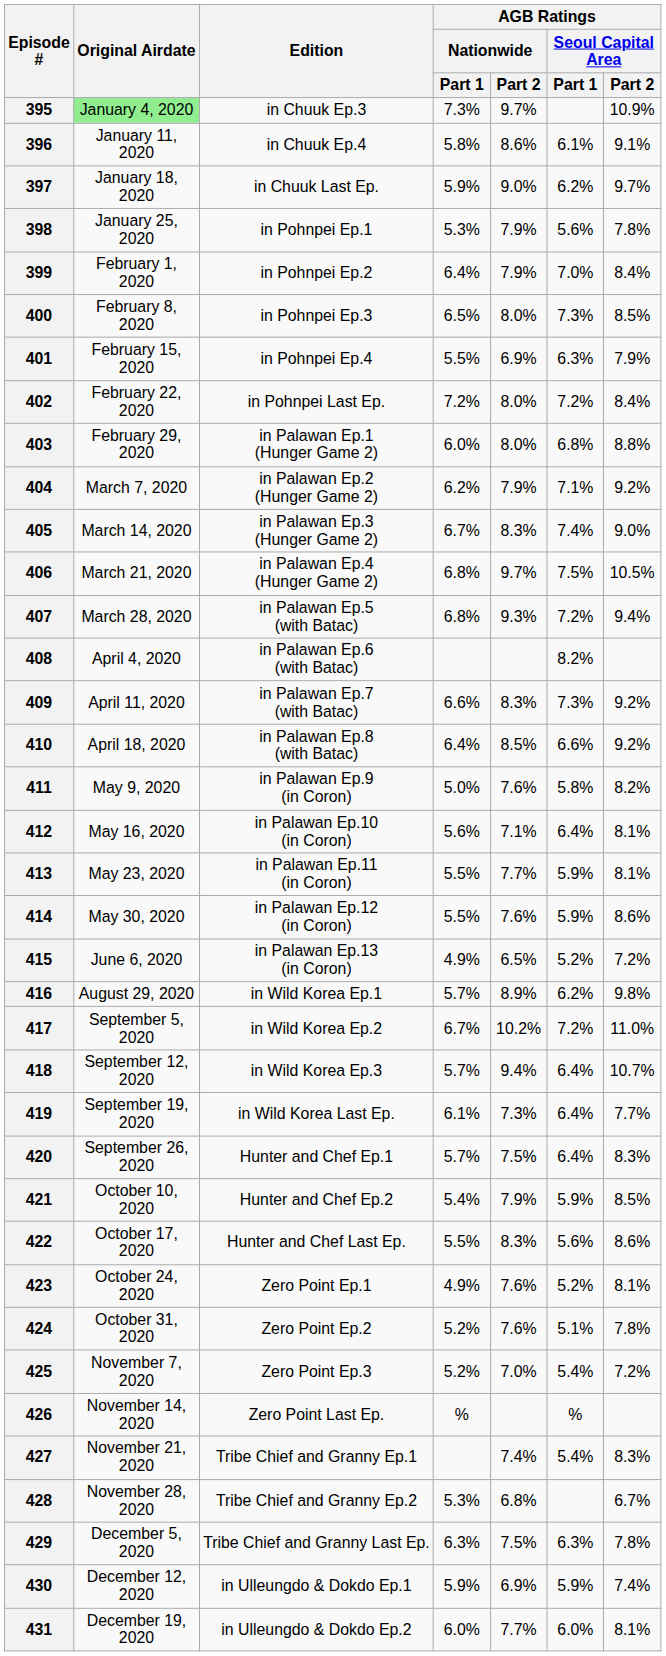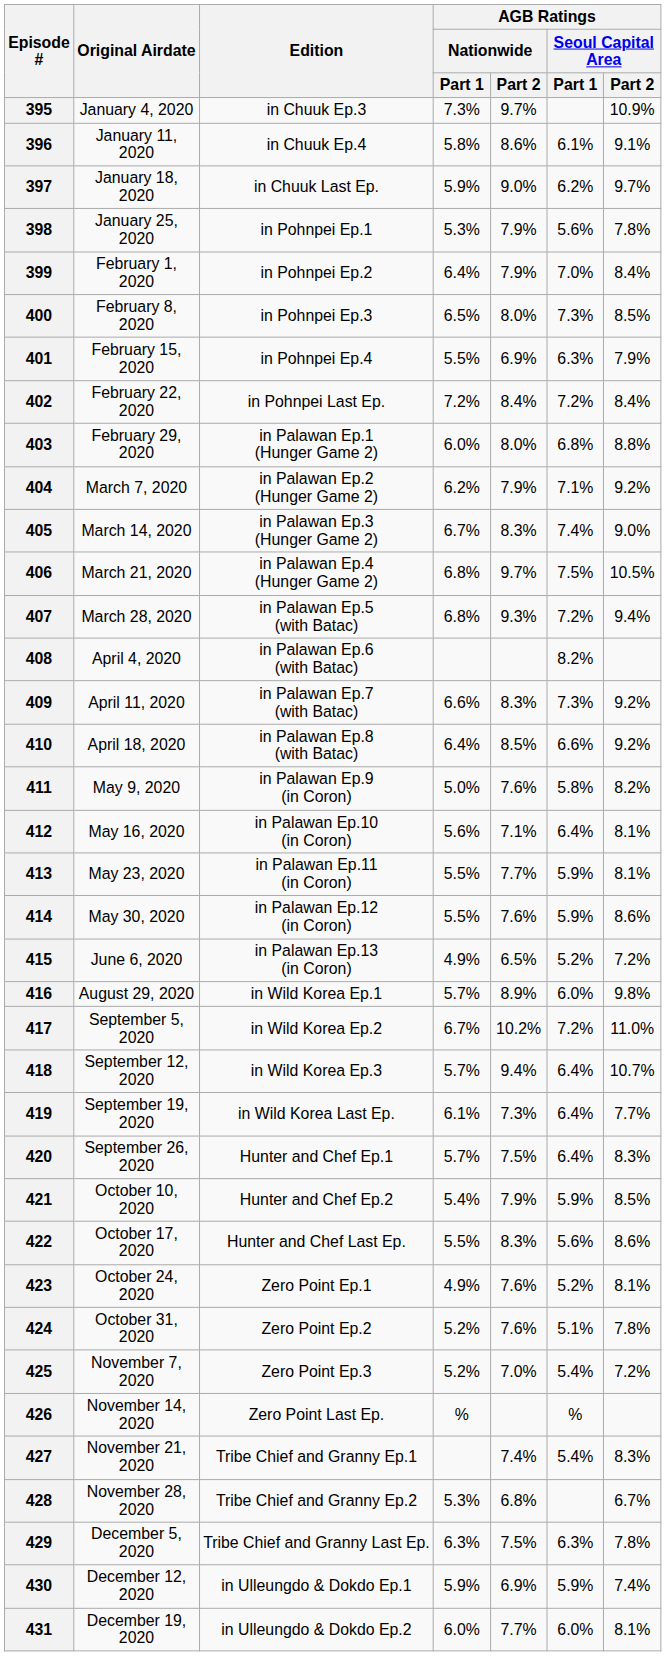(136, 110) lightgreen background -> (136, 110) no background
(519, 401) 8.0% -> (519, 401) 8.4%
(575, 994) 6.2% -> (575, 994) 6.0%
